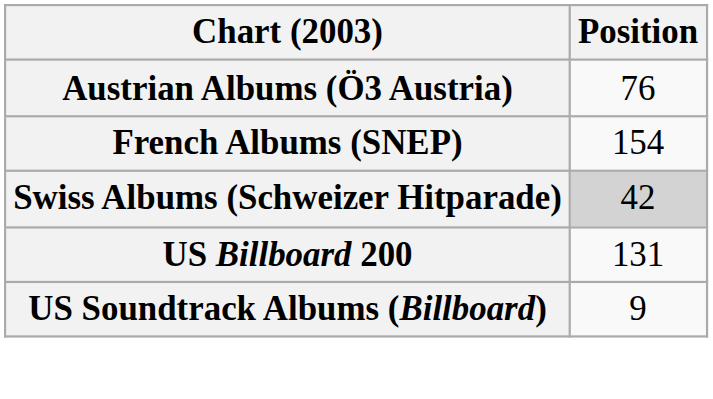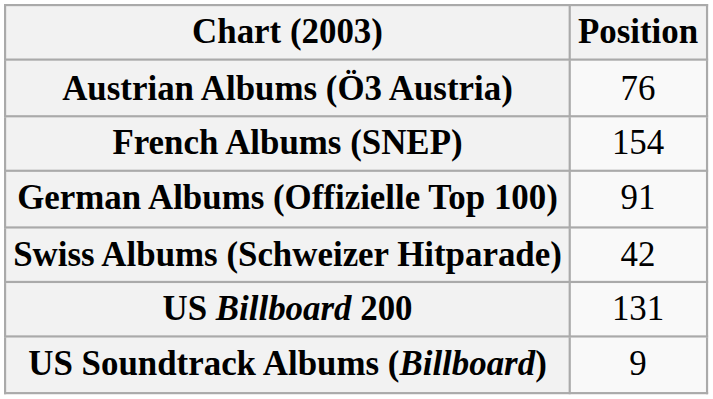+ row: (288, 198)
(638, 198) lightgrey background -> (638, 253) no background
